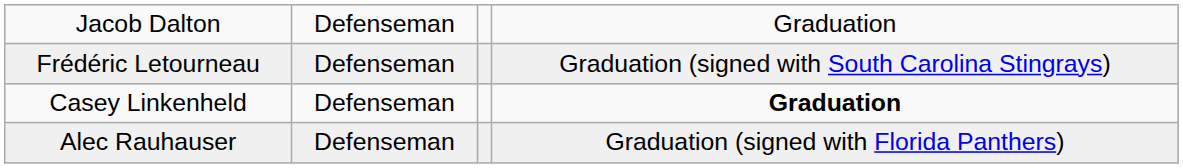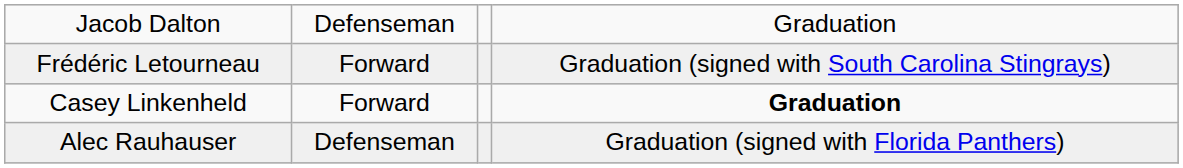(384, 63) Defenseman -> (384, 63) Forward
(384, 102) Defenseman -> (384, 102) Forward
